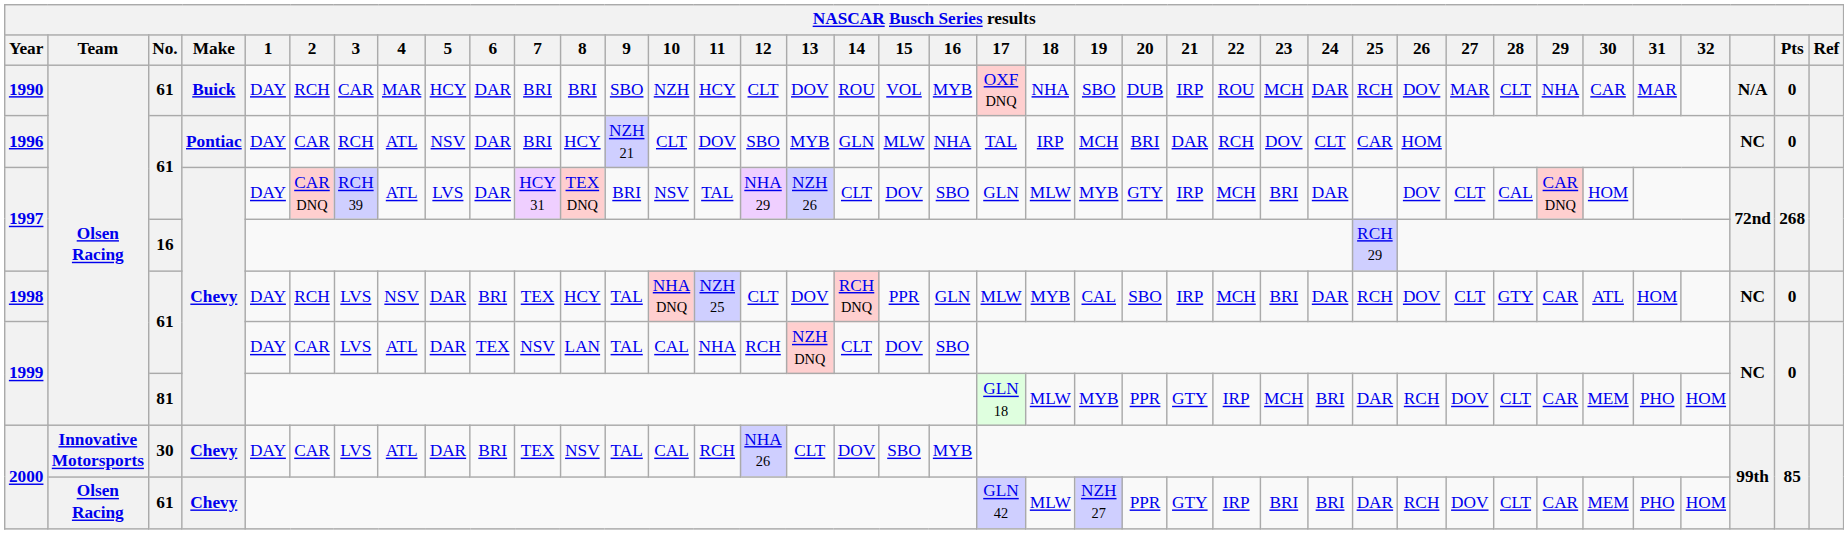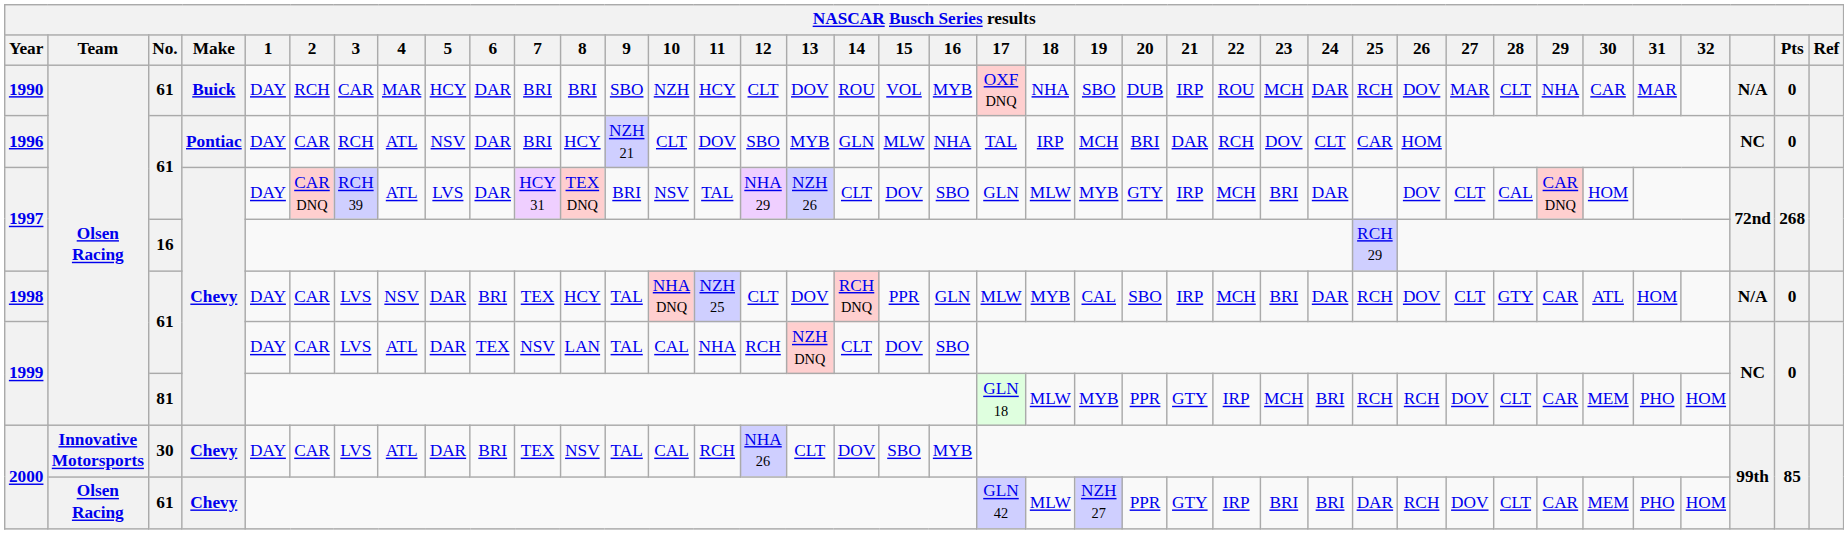(312, 296) RCH -> (312, 296) CAR
(1753, 296) NC -> (1753, 296) N/A
(1375, 399) DAR -> (1375, 399) RCH
